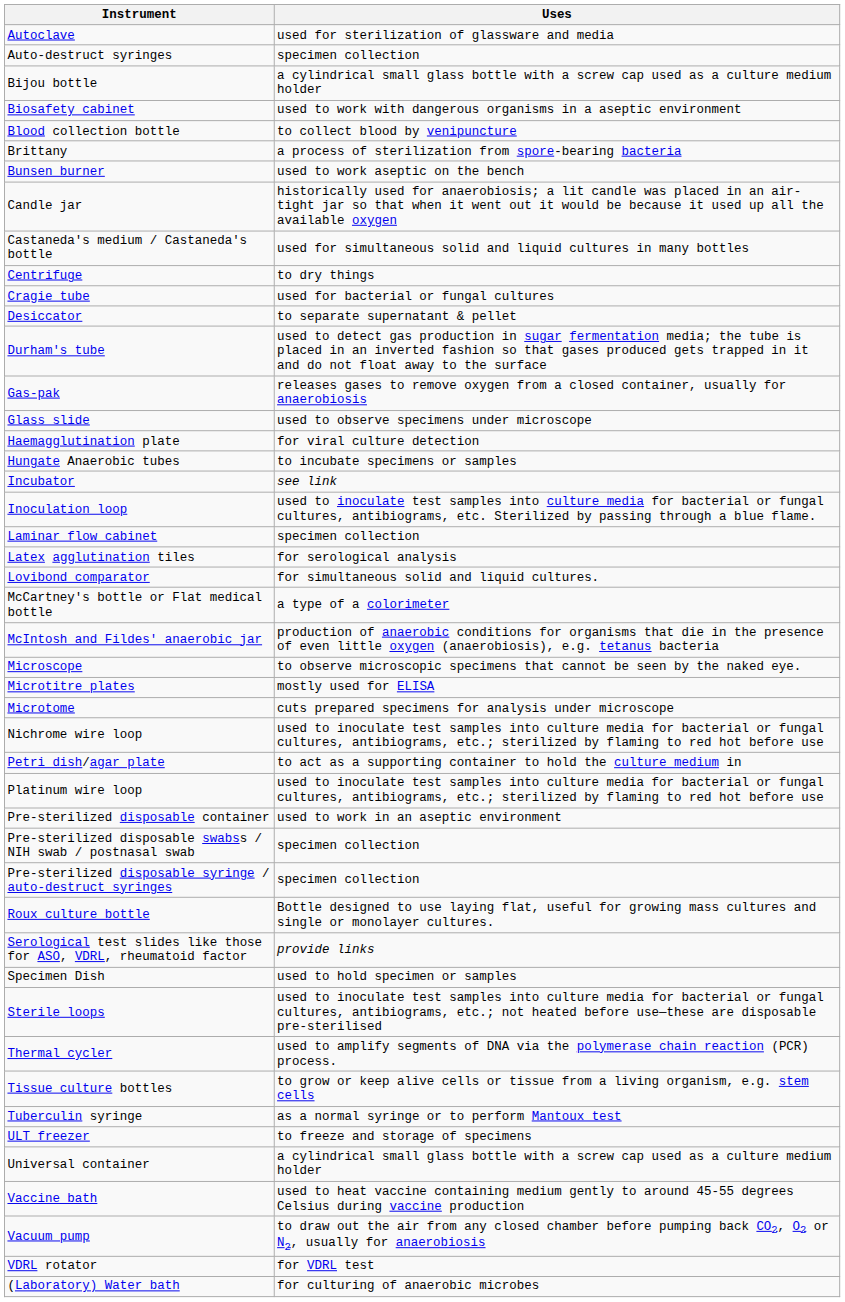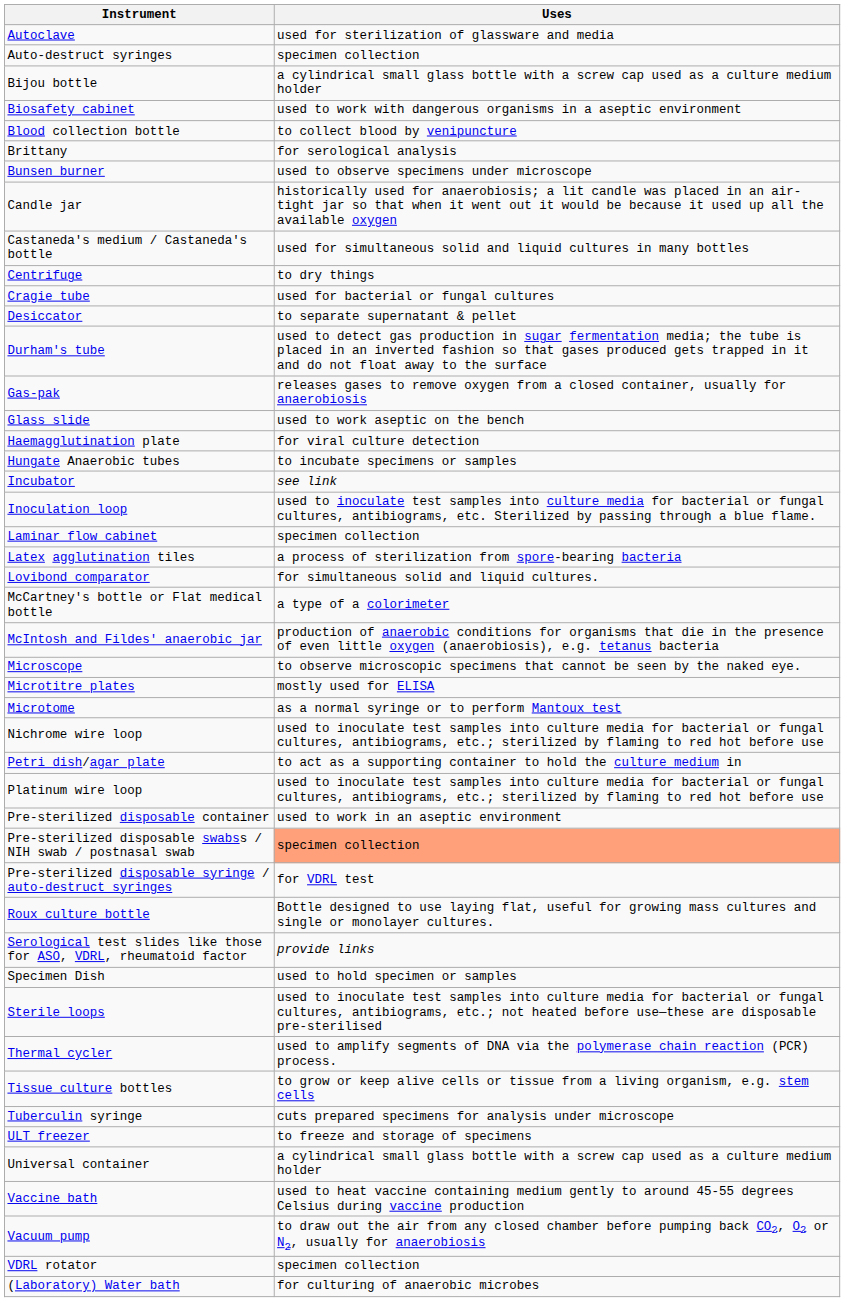(479, 151) a process of sterilization from spore-bearing bacteria -> (367, 151) for serological analysis
(401, 171) used to work aseptic on the bench -> (434, 171) used to observe specimens under microscope
(434, 421) used to observe specimens under microscope -> (401, 421) used to work aseptic on the bench
(367, 557) for serological analysis -> (479, 557) a process of sterilization from spore-bearing bacteria
(476, 708) cuts prepared specimens for analysis under microscope -> (449, 708) as a normal syringe or to perform Mantoux test
(348, 846) no background -> (348, 846) lightsalmon background
(348, 880) specimen collection -> (326, 880) for VDRL test
(449, 1116) as a normal syringe or to perform Mantoux test -> (476, 1116) cuts prepared specimens for analysis under microscope
(326, 1266) for VDRL test -> (348, 1266) specimen collection
